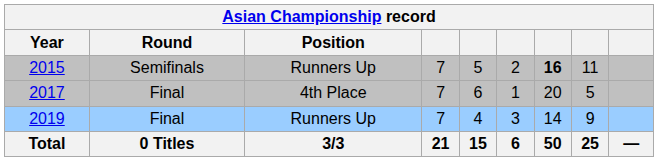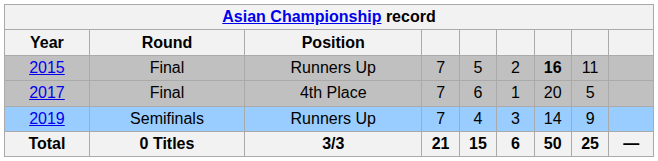(167, 67) Semifinals -> (167, 67) Final
(167, 118) Final -> (167, 118) Semifinals
